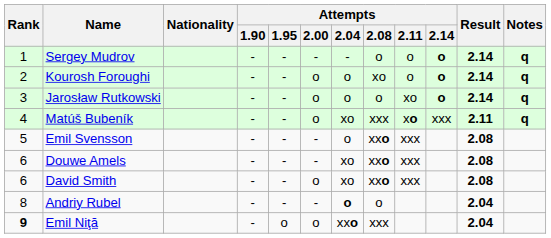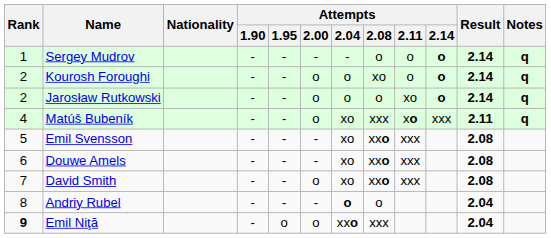(23, 98) 3 -> (23, 98) 2
(347, 139) o -> (347, 139) xo
(23, 181) 6 -> (23, 181) 7
